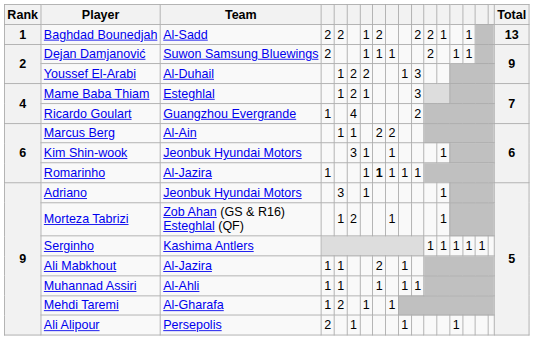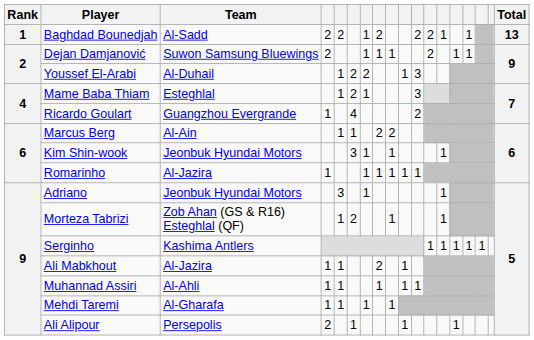(379, 173) bold -> (379, 173) normal
(341, 306) 2 -> (341, 306) 1
